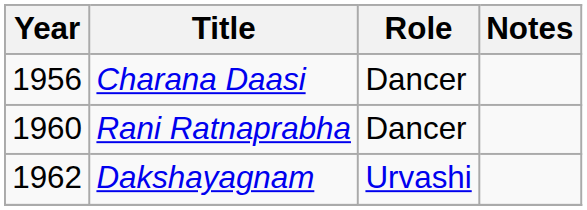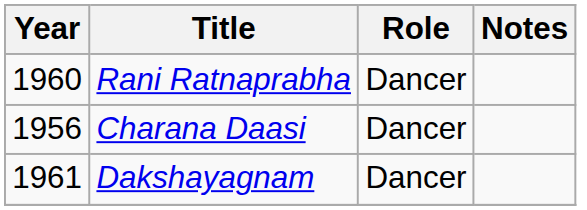rows swapped: (201, 79) <-> (224, 128)
(47, 178) 1962 -> (47, 178) 1961
(419, 178) Urvashi -> (416, 178) Dancer
